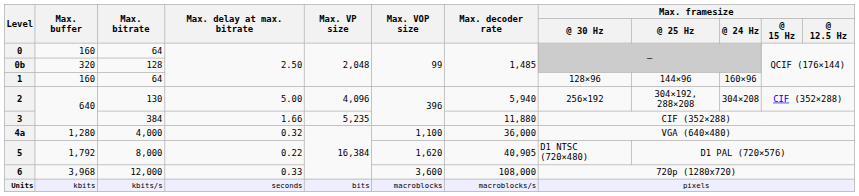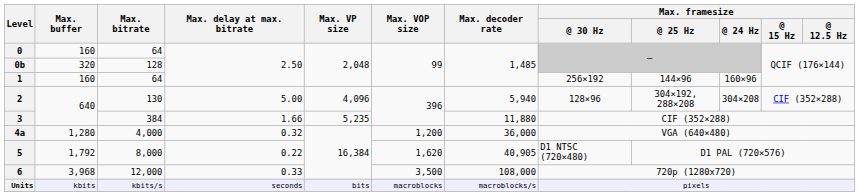(585, 79) 128×96 -> (585, 79) 256×192
(585, 99) 256×192 -> (585, 99) 128×96
(429, 133) 1,100 -> (429, 133) 1,200
(429, 172) 3,600 -> (429, 172) 3,500
